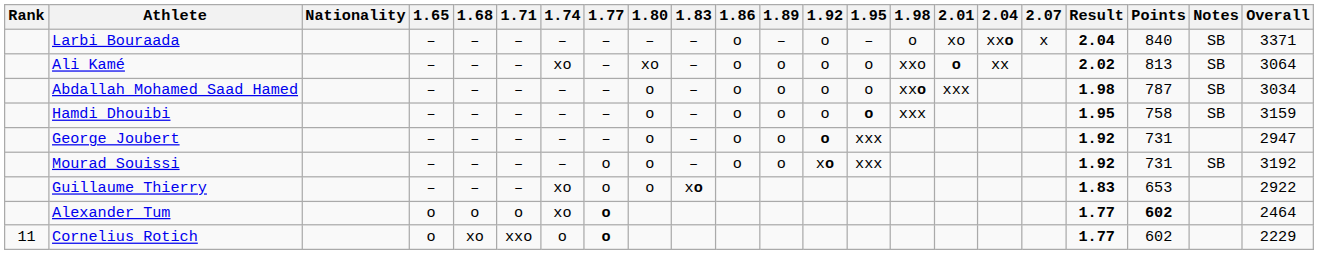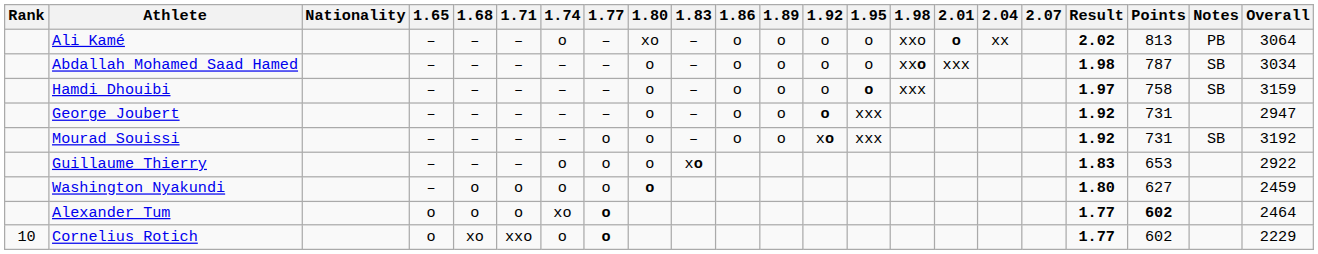- row: (116, 42)
(562, 66) xo -> (562, 42) o
(1216, 66) SB -> (1216, 42) PB
(1097, 115) 1.95 -> (1097, 91) 1.97
(562, 189) xo -> (562, 164) o
+ row: (139, 189)
(26, 238) 11 -> (26, 238) 10
